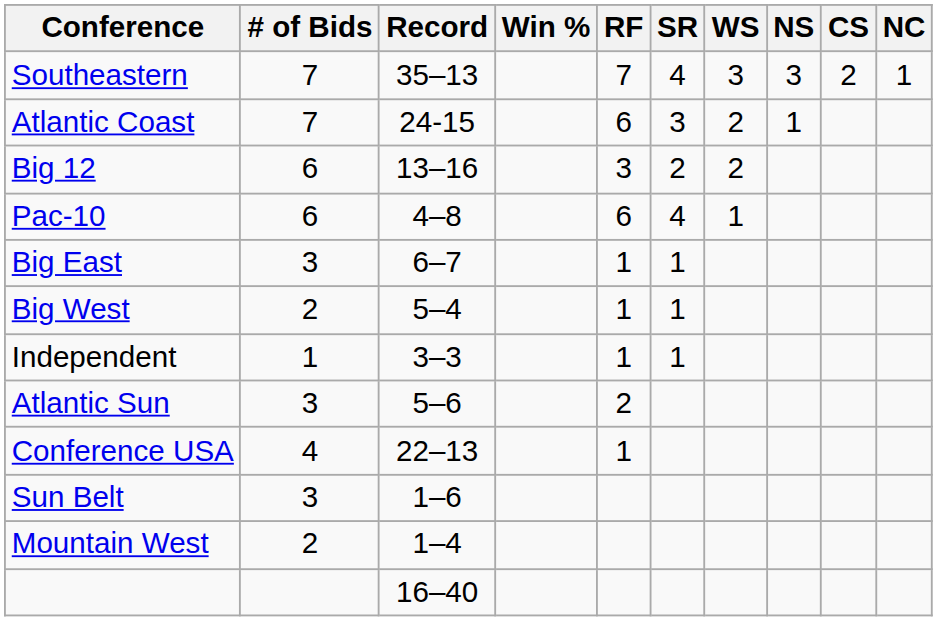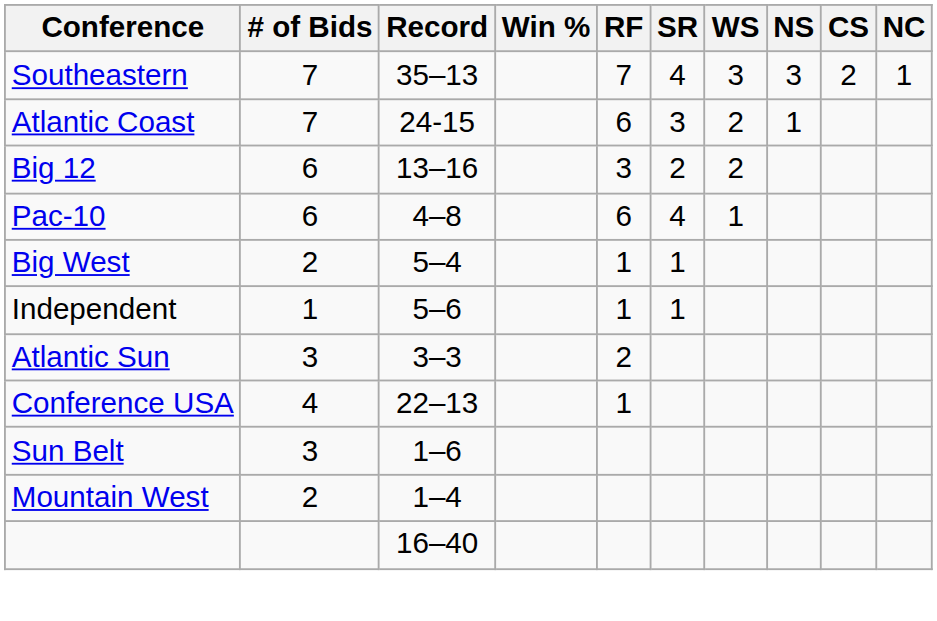- row: (67, 262)
(437, 356) 3–3 -> (437, 309) 5–6
(437, 403) 5–6 -> (437, 356) 3–3
